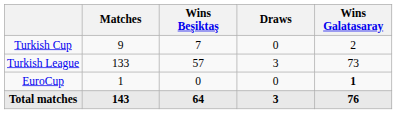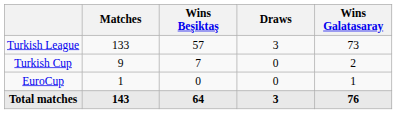rows swapped: (43, 63) <-> (43, 44)
(353, 81) bold -> (353, 81) normal
